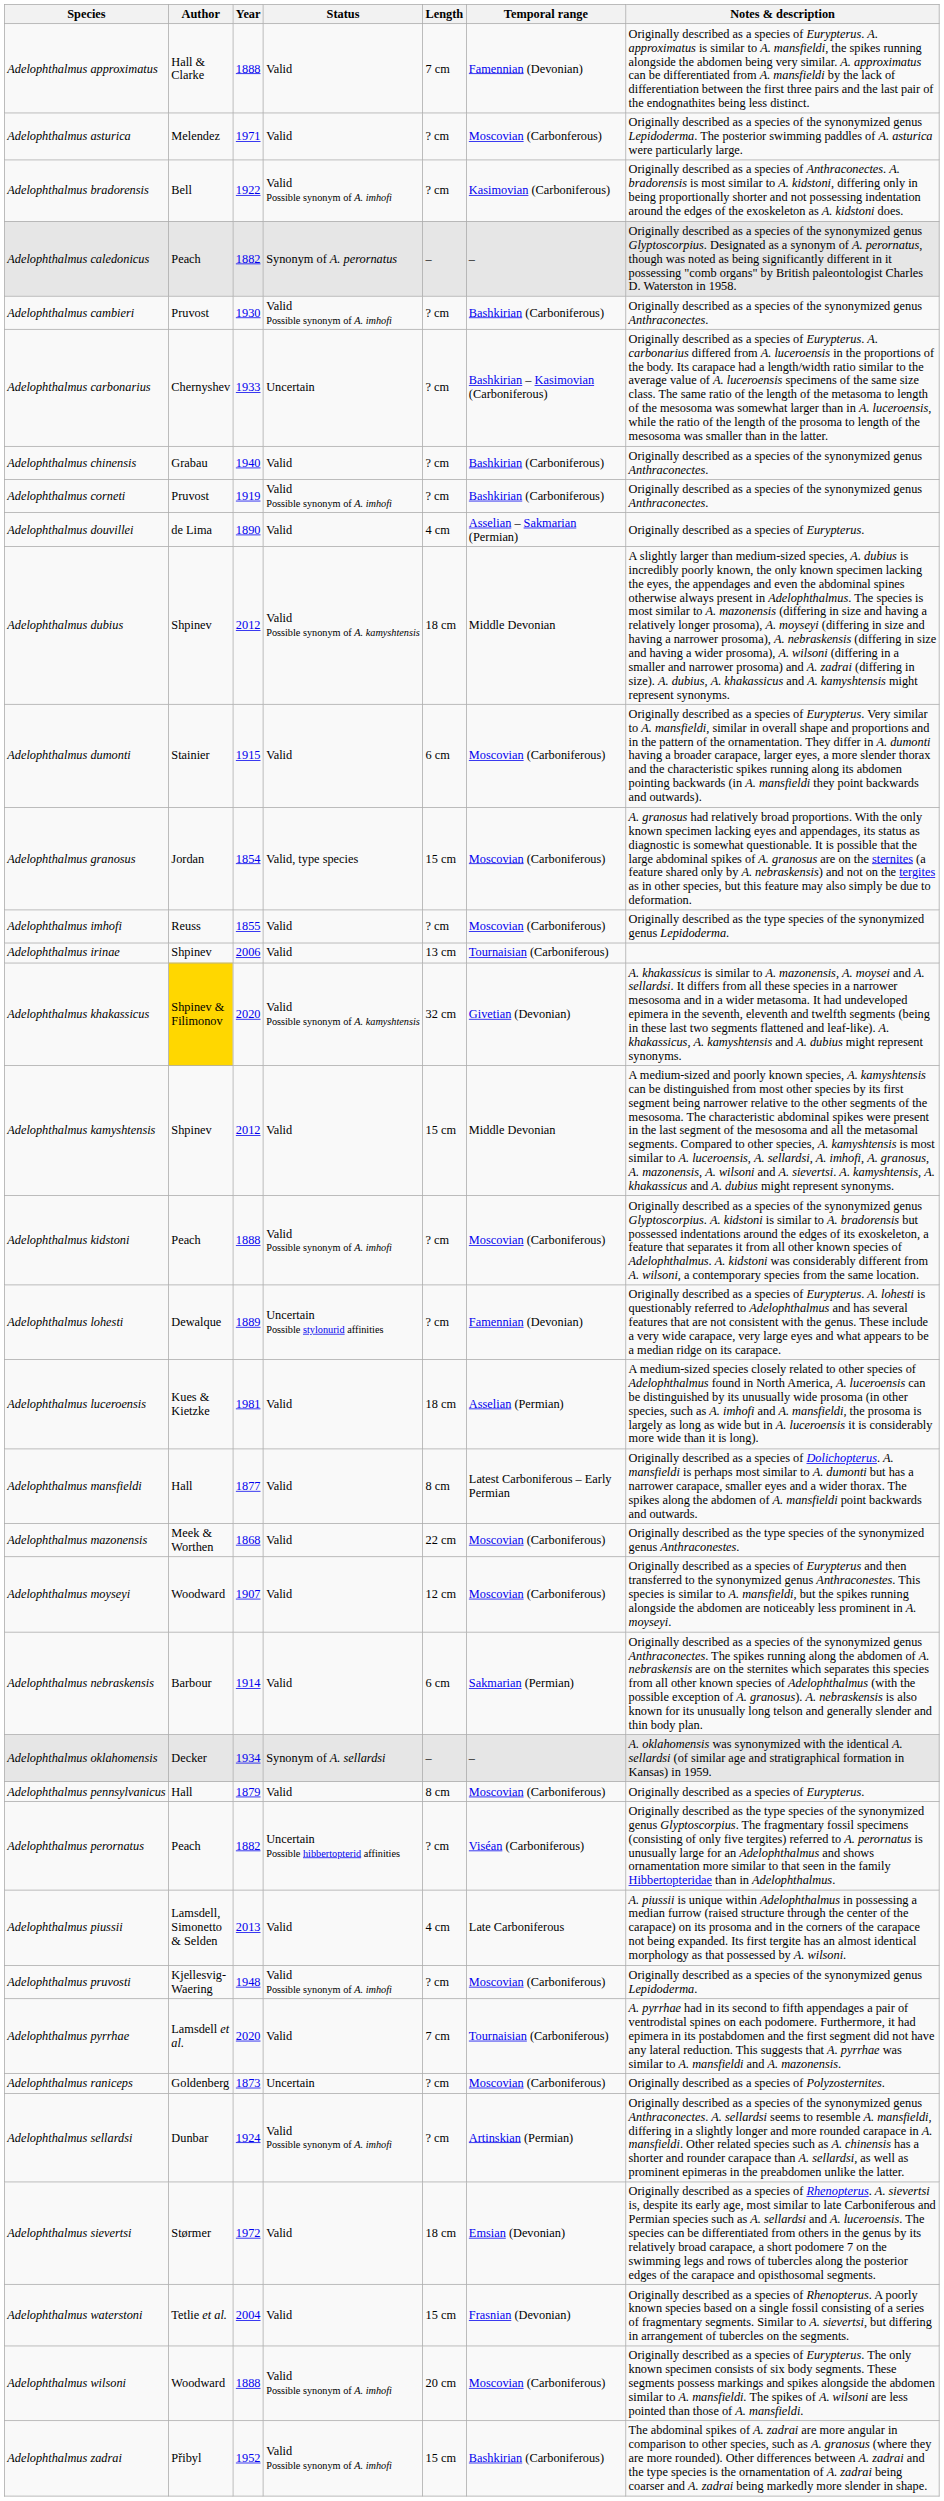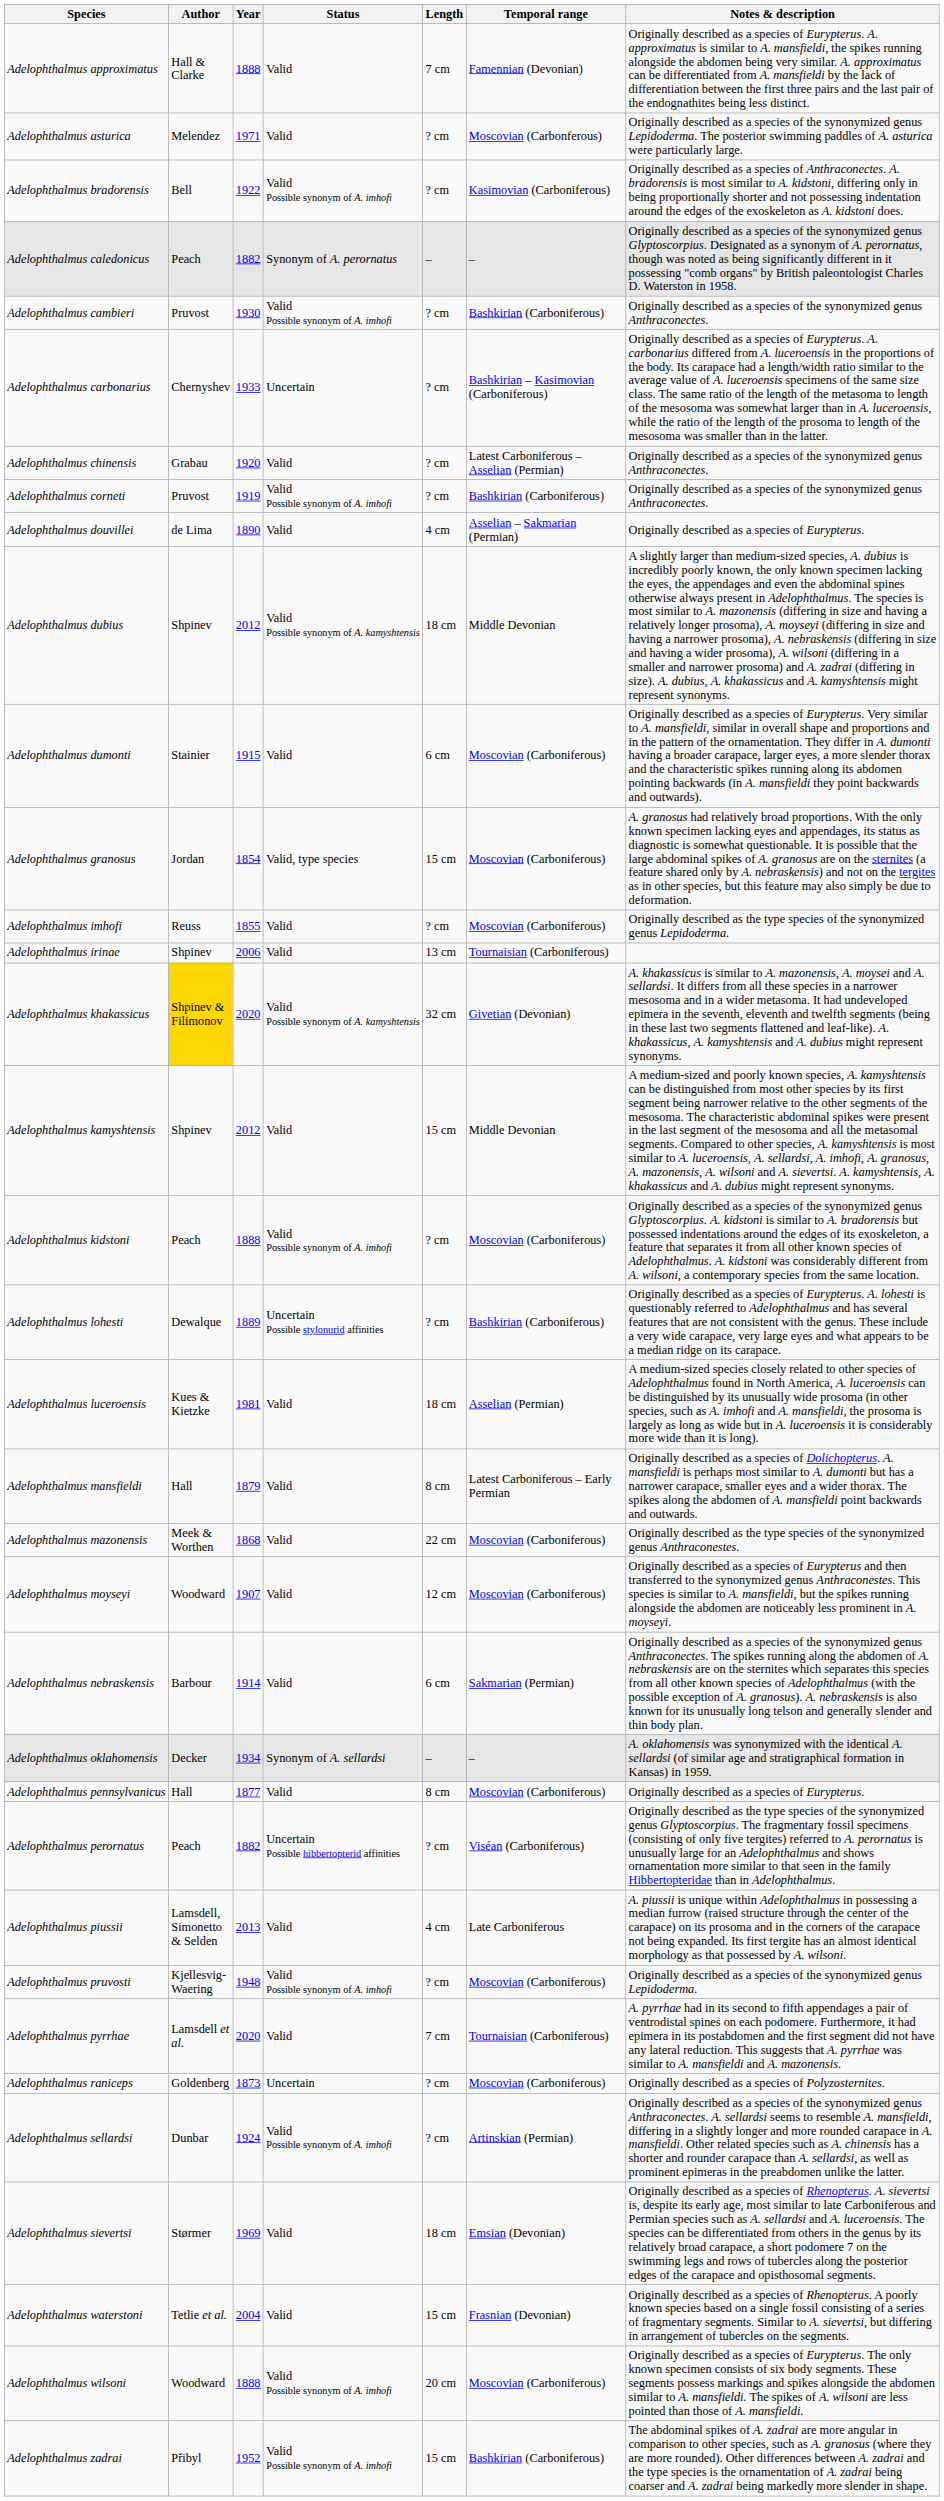(248, 462) 1940 -> (248, 462) 1920
(536, 462) Bashkirian (Carboniferous) -> (525, 462) Latest Carboniferous – Asselian (Permian)
(526, 1322) Famennian (Devonian) -> (536, 1322) Bashkirian (Carboniferous)
(248, 1486) 1877 -> (248, 1486) 1879
(248, 1791) 1879 -> (248, 1791) 1877
(248, 2233) 1972 -> (248, 2233) 1969
